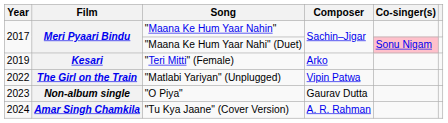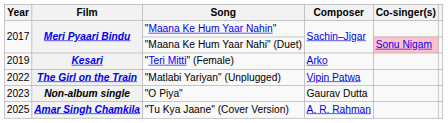(18, 110) 2024 -> (18, 110) 2025
